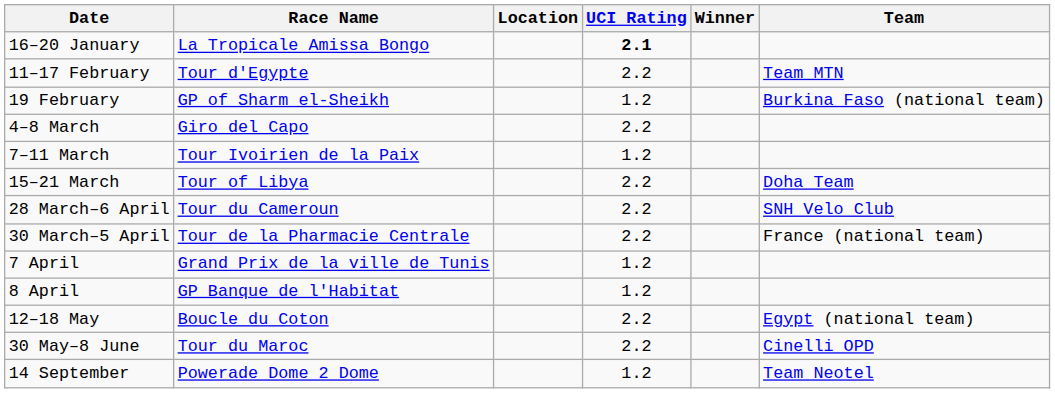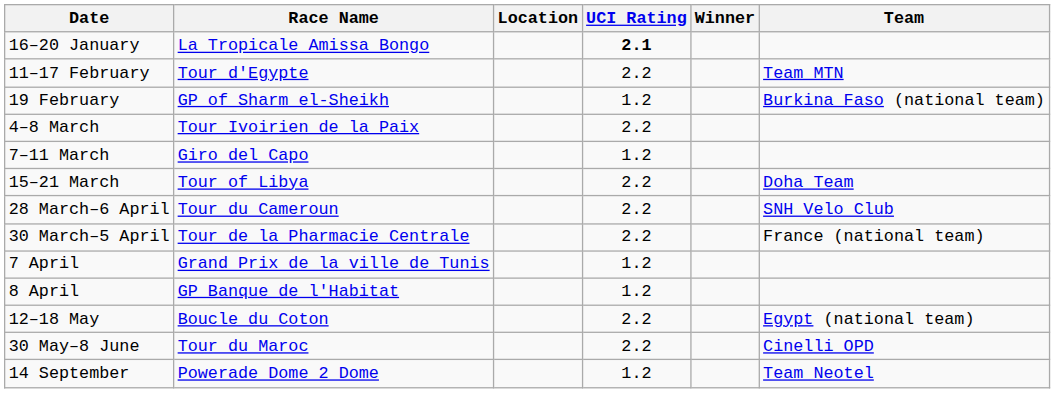(243, 128) Giro del Capo -> (298, 128) Tour Ivoirien de la Paix
(298, 155) Tour Ivoirien de la Paix -> (243, 155) Giro del Capo
